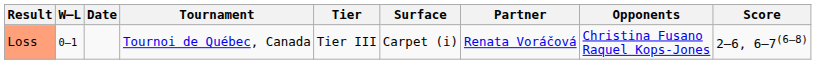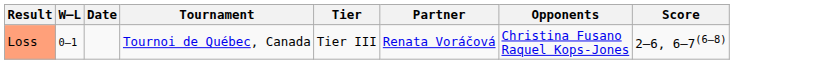- column: (420, 15)
